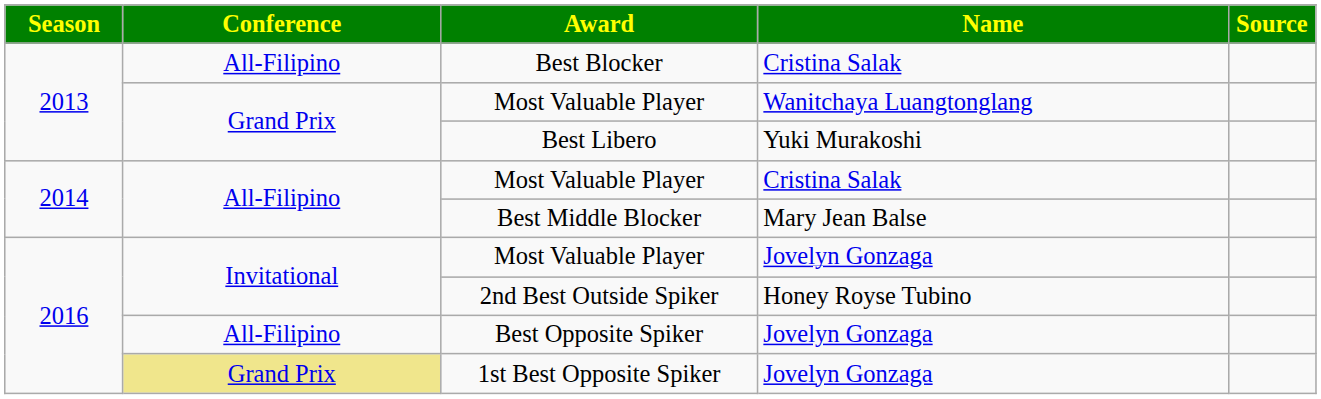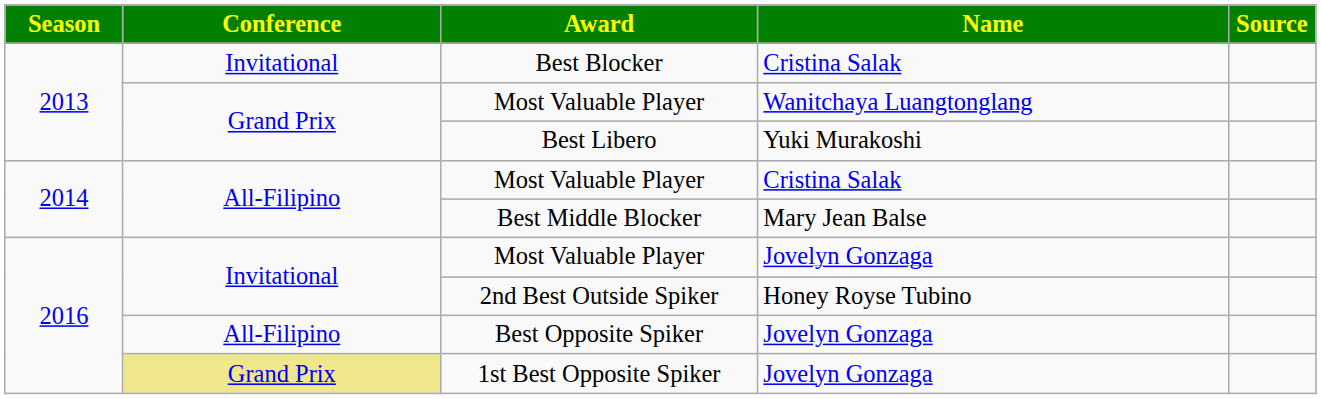(282, 62) All-Filipino -> (282, 62) Invitational
